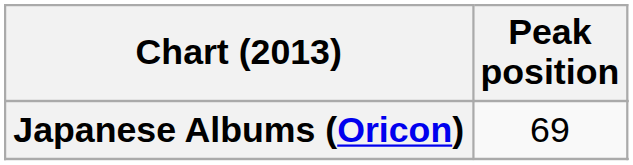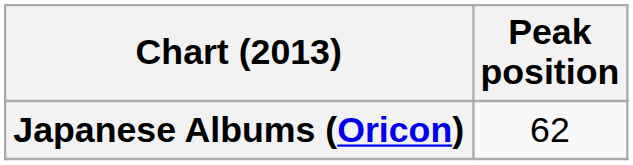(550, 129) 69 -> (550, 129) 62
